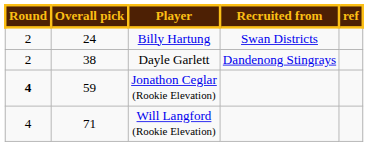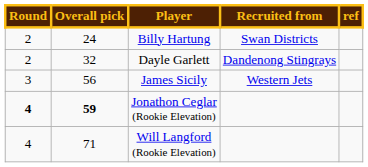(89, 59) 38 -> (89, 59) 32
+ row: (174, 80)
(89, 87) normal -> (89, 108) bold
